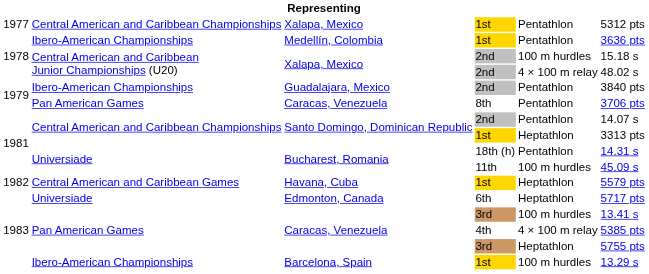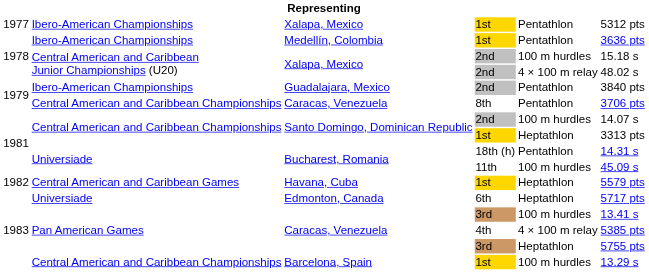(157, 24) Central American and Caribbean Championships -> (112, 24) Ibero-American Championships
(88, 103) Pan American Games -> (157, 103) Central American and Caribbean Championships
(546, 119) Pentathlon -> (555, 119) 100 m hurdles
(112, 262) Ibero-American Championships -> (157, 262) Central American and Caribbean Championships
